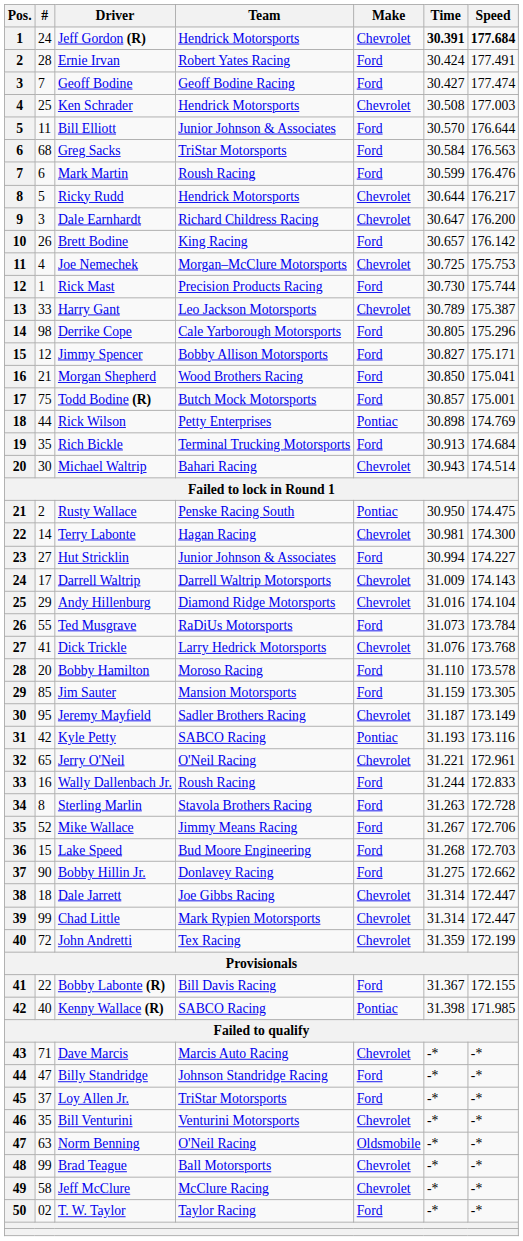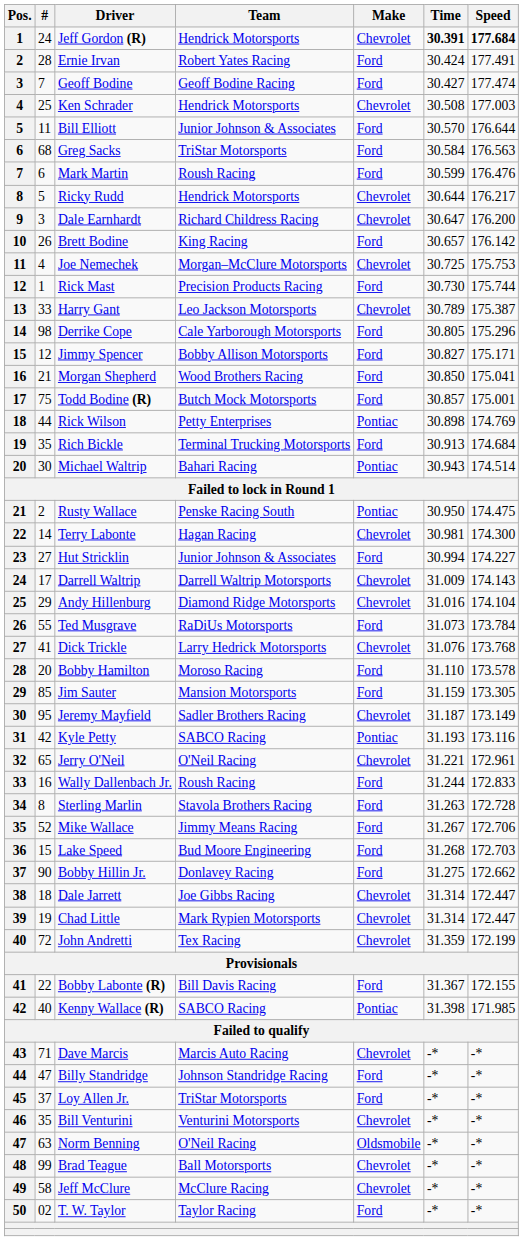(384, 467) Chevrolet -> (377, 467) Pontiac
(45, 918) 99 -> (45, 918) 19
